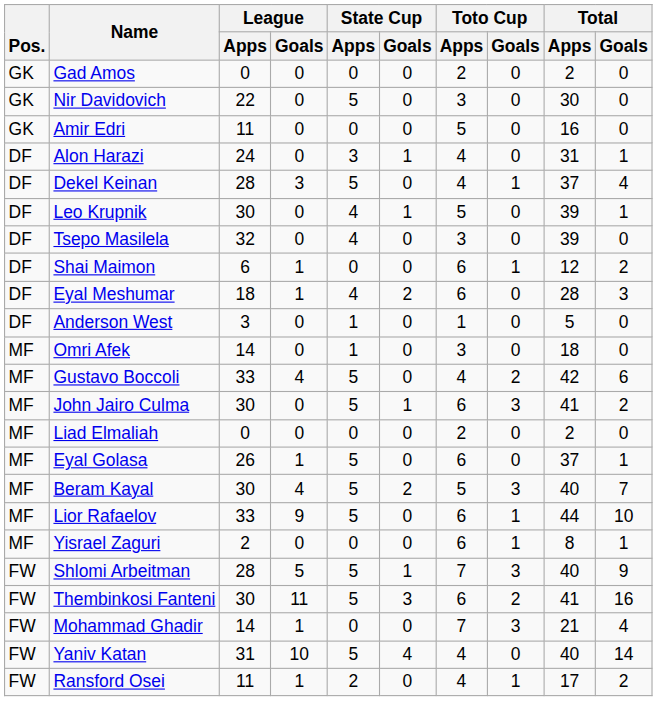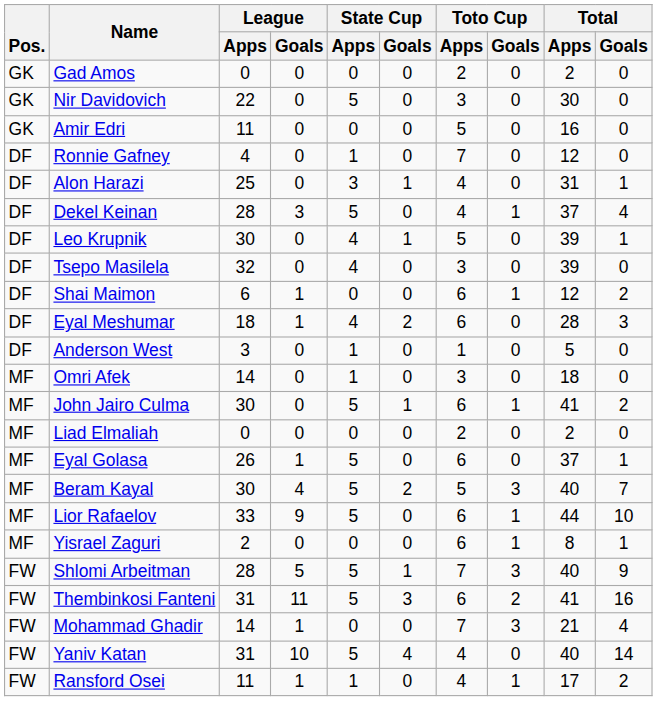+ row: (112, 156)
(245, 156) 24 -> (245, 184) 25
- row: (116, 377)
(516, 405) 3 -> (516, 405) 1
(245, 599) 30 -> (245, 599) 31
(353, 682) 2 -> (353, 682) 1
